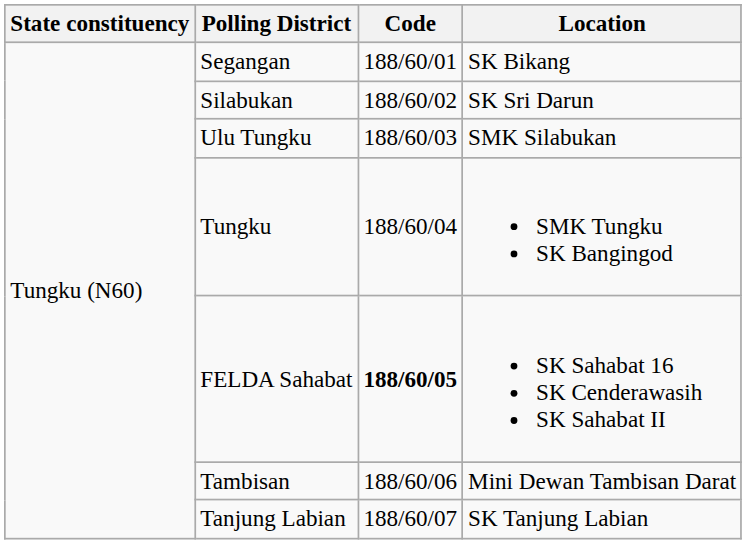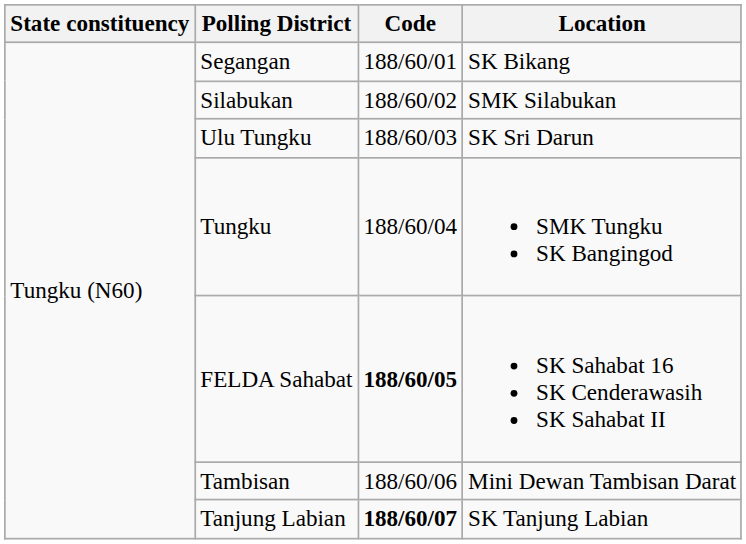(531, 99) SK Sri Darun -> (542, 99) SMK Silabukan
(542, 137) SMK Silabukan -> (531, 137) SK Sri Darun
(410, 518) normal -> (410, 518) bold
